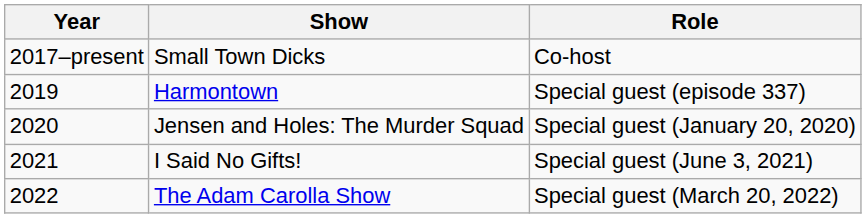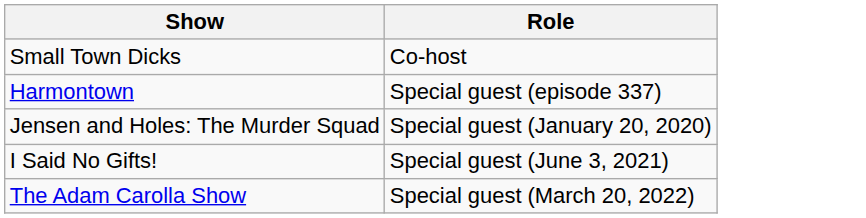- column: (77, 21)
